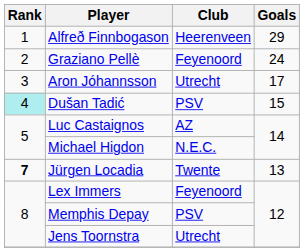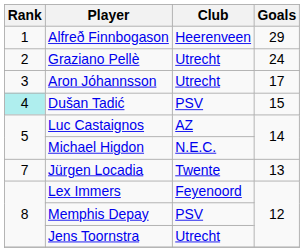(209, 59) Feyenoord -> (198, 59) Utrecht
(25, 170) bold -> (25, 170) normal
